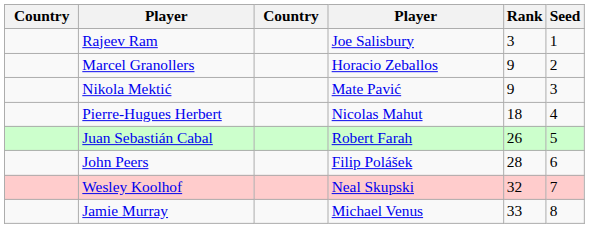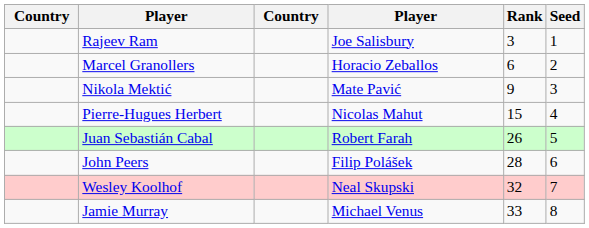(511, 65) 9 -> (511, 65) 6
(514, 114) 18 -> (514, 114) 15
